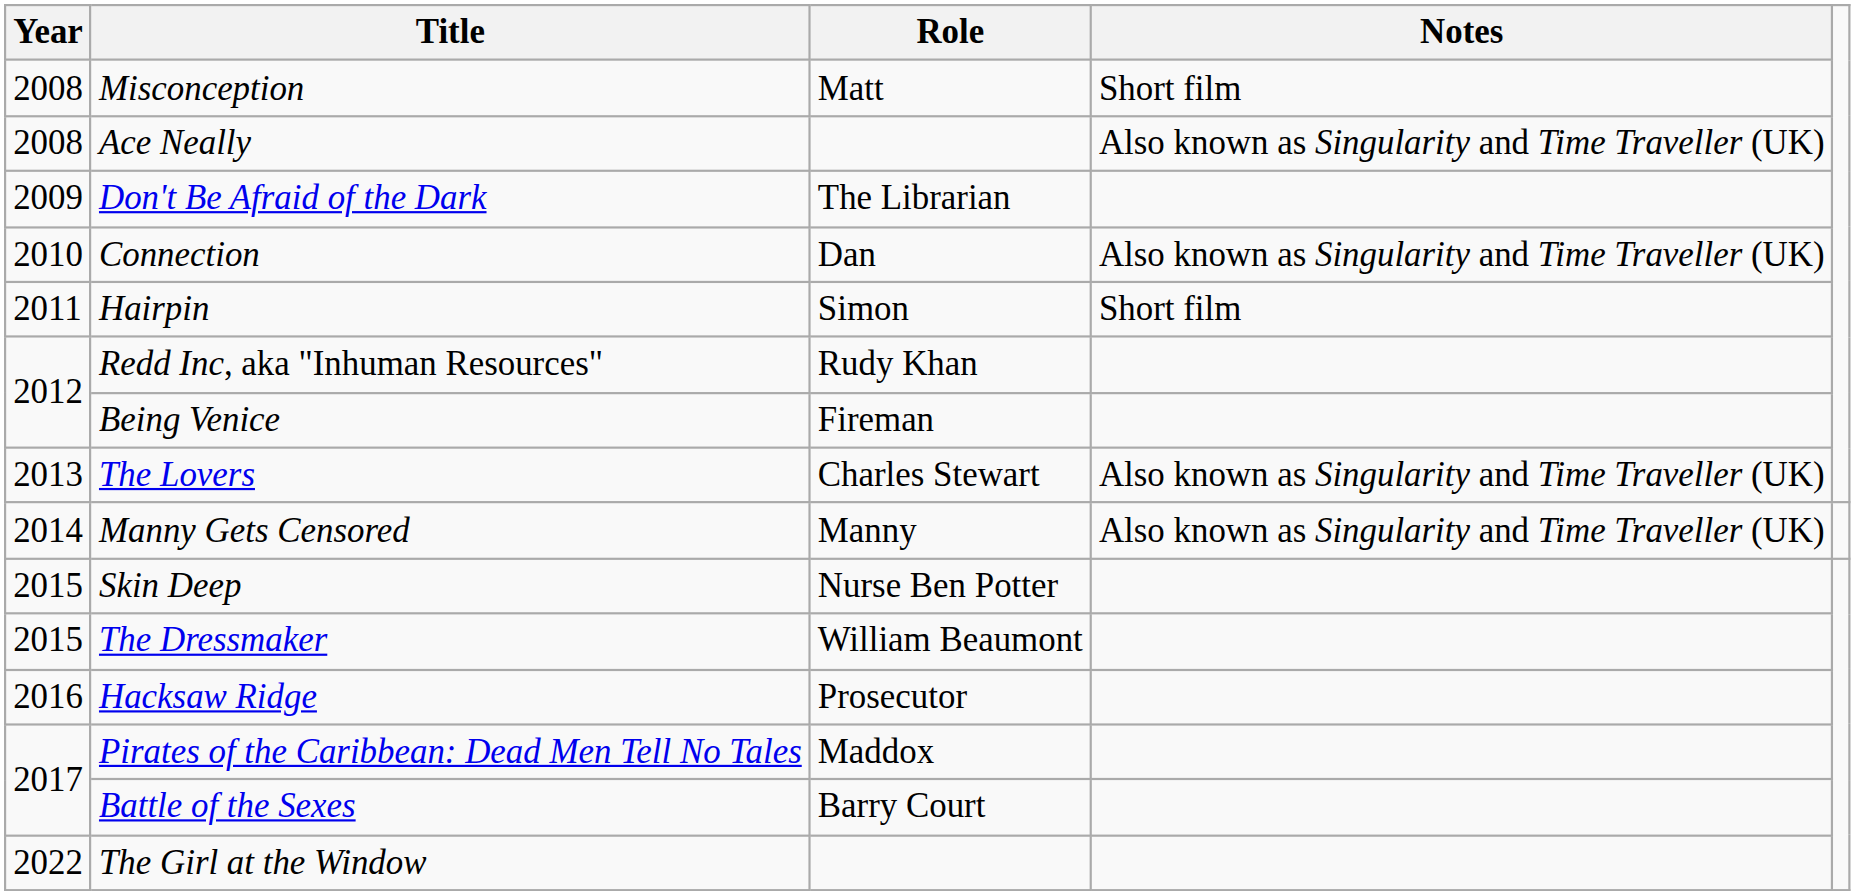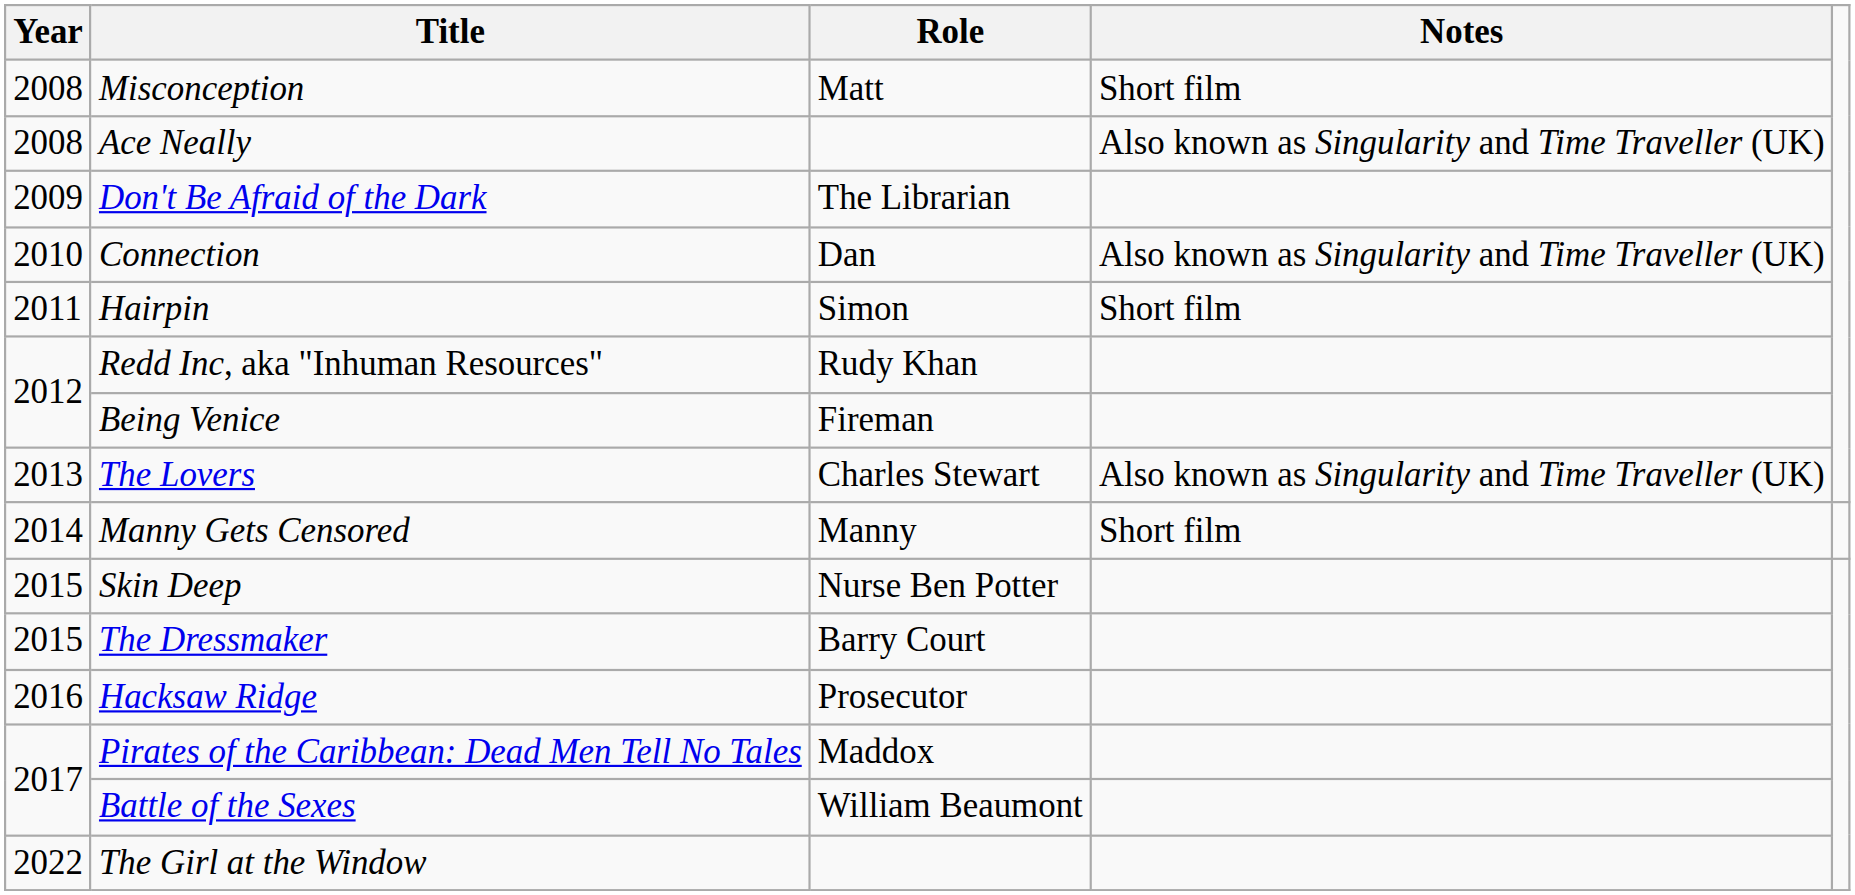(1462, 530) Also known as Singularity and Time Traveller (UK) -> (1170, 530) Short film
(950, 640) William Beaumont -> (902, 640) Barry Court
(902, 806) Barry Court -> (950, 806) William Beaumont
